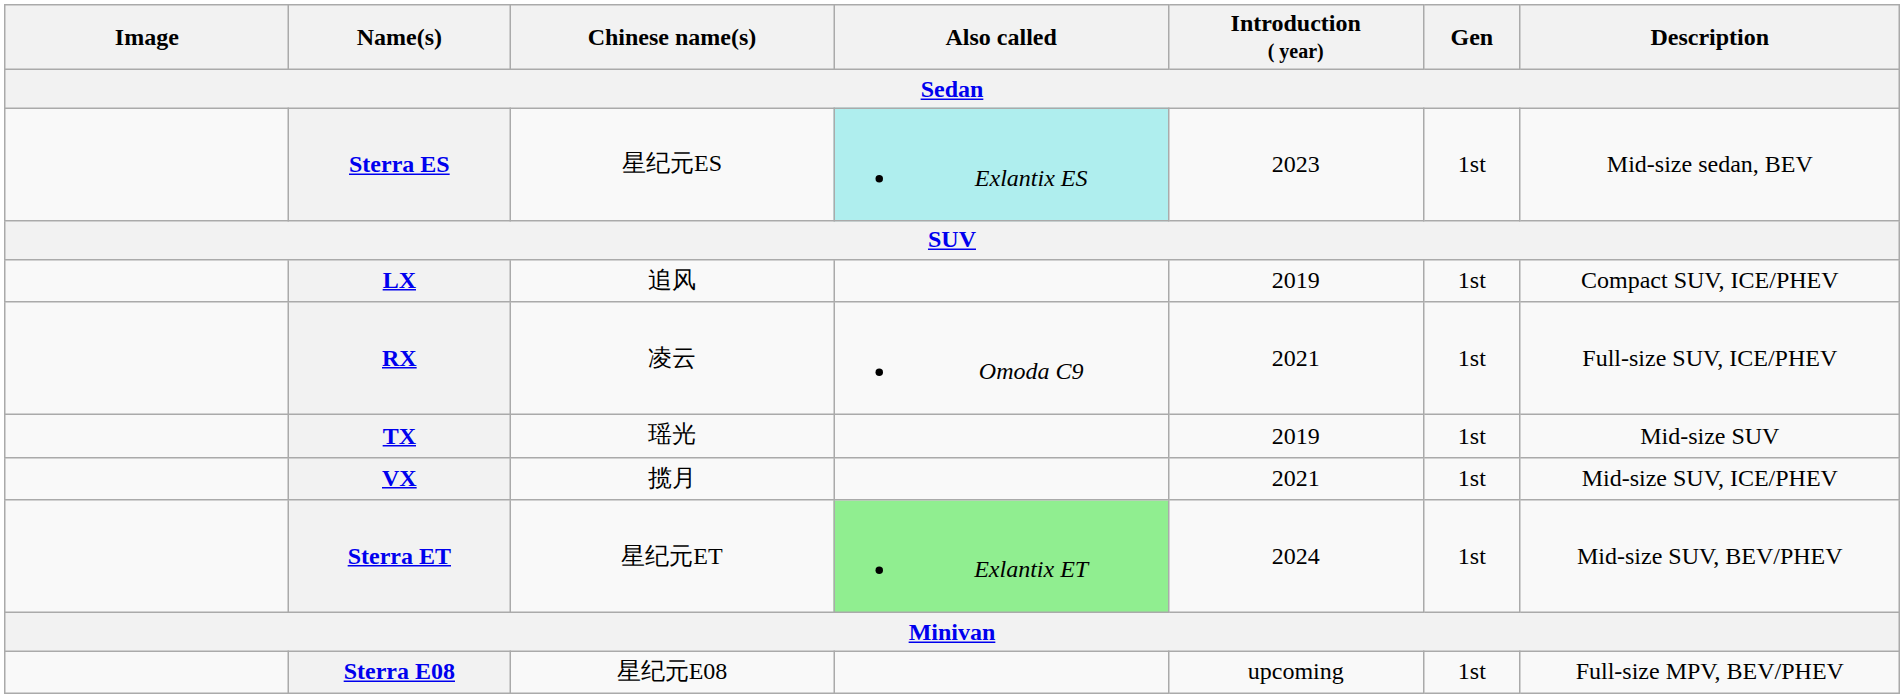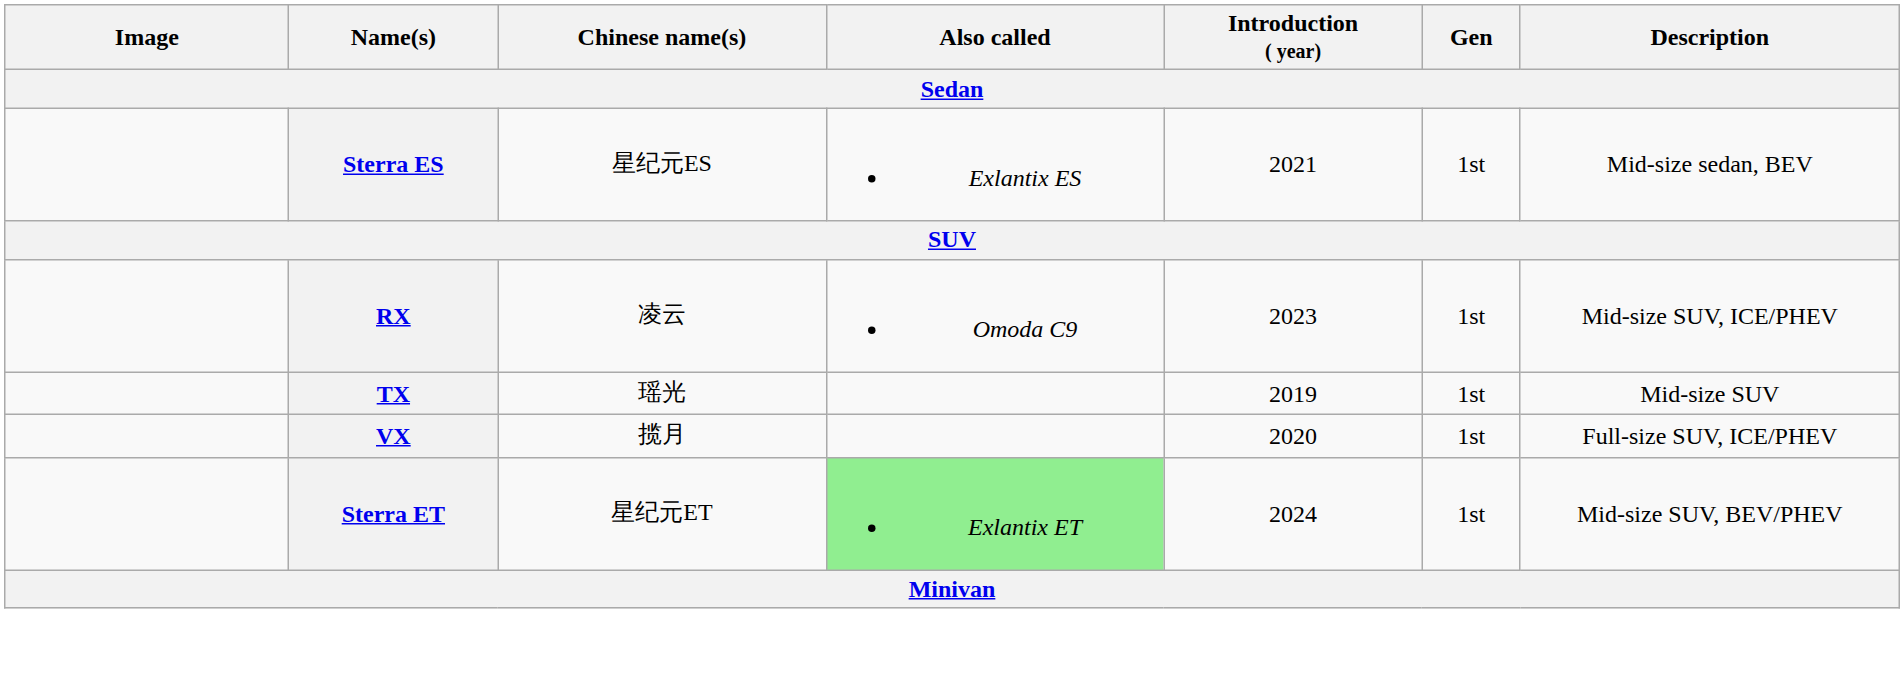(1001, 178) paleturquoise background -> (995, 178) no background
(1296, 164) 2023 -> (1293, 164) 2021
- row: (399, 280)
(1296, 357) 2021 -> (1293, 315) 2023
(1710, 357) Full-size SUV, ICE/PHEV -> (1710, 315) Mid-size SUV, ICE/PHEV
(1296, 478) 2021 -> (1293, 435) 2020
(1710, 478) Mid-size SUV, ICE/PHEV -> (1710, 435) Full-size SUV, ICE/PHEV
- row: (399, 671)
